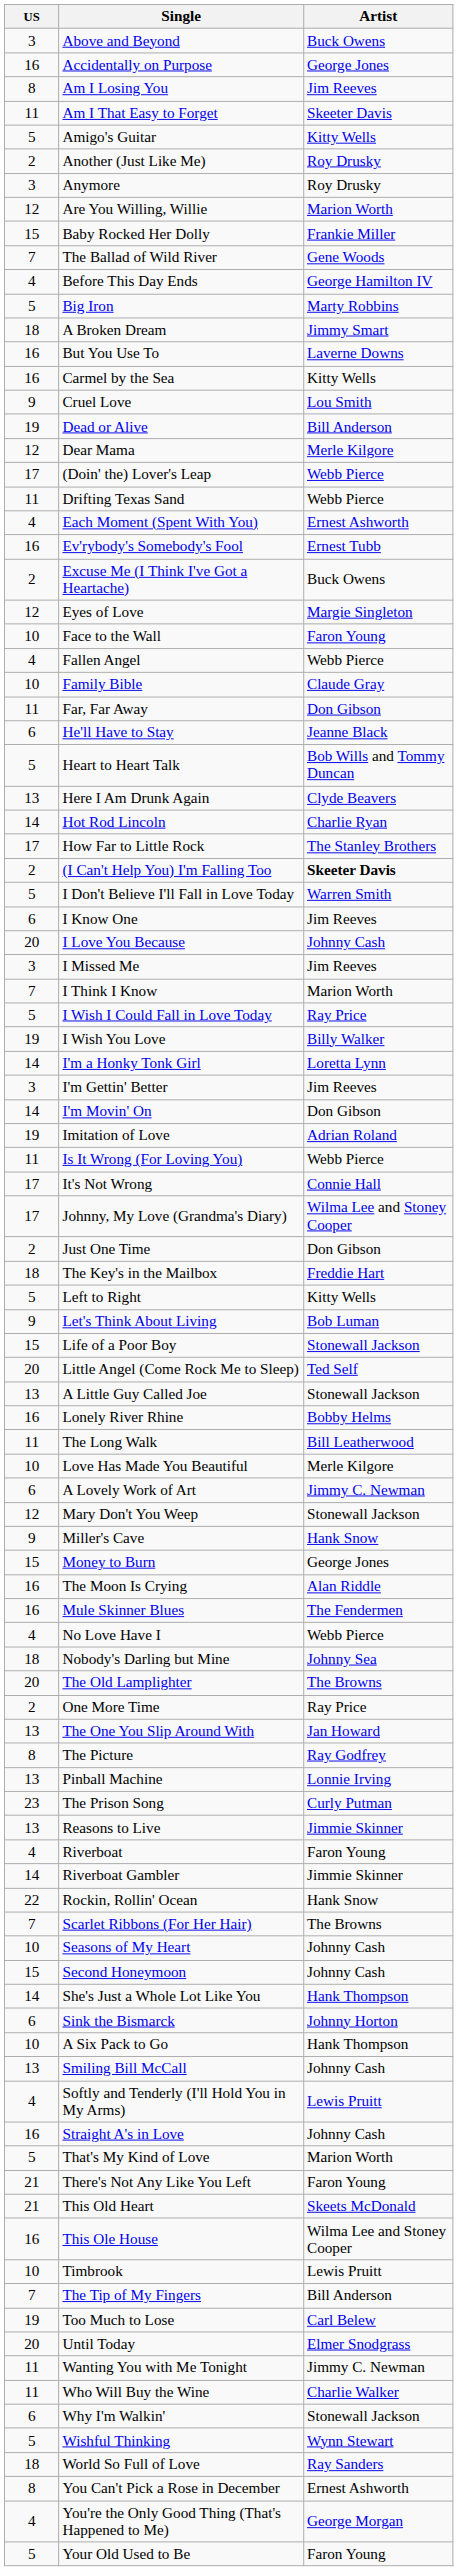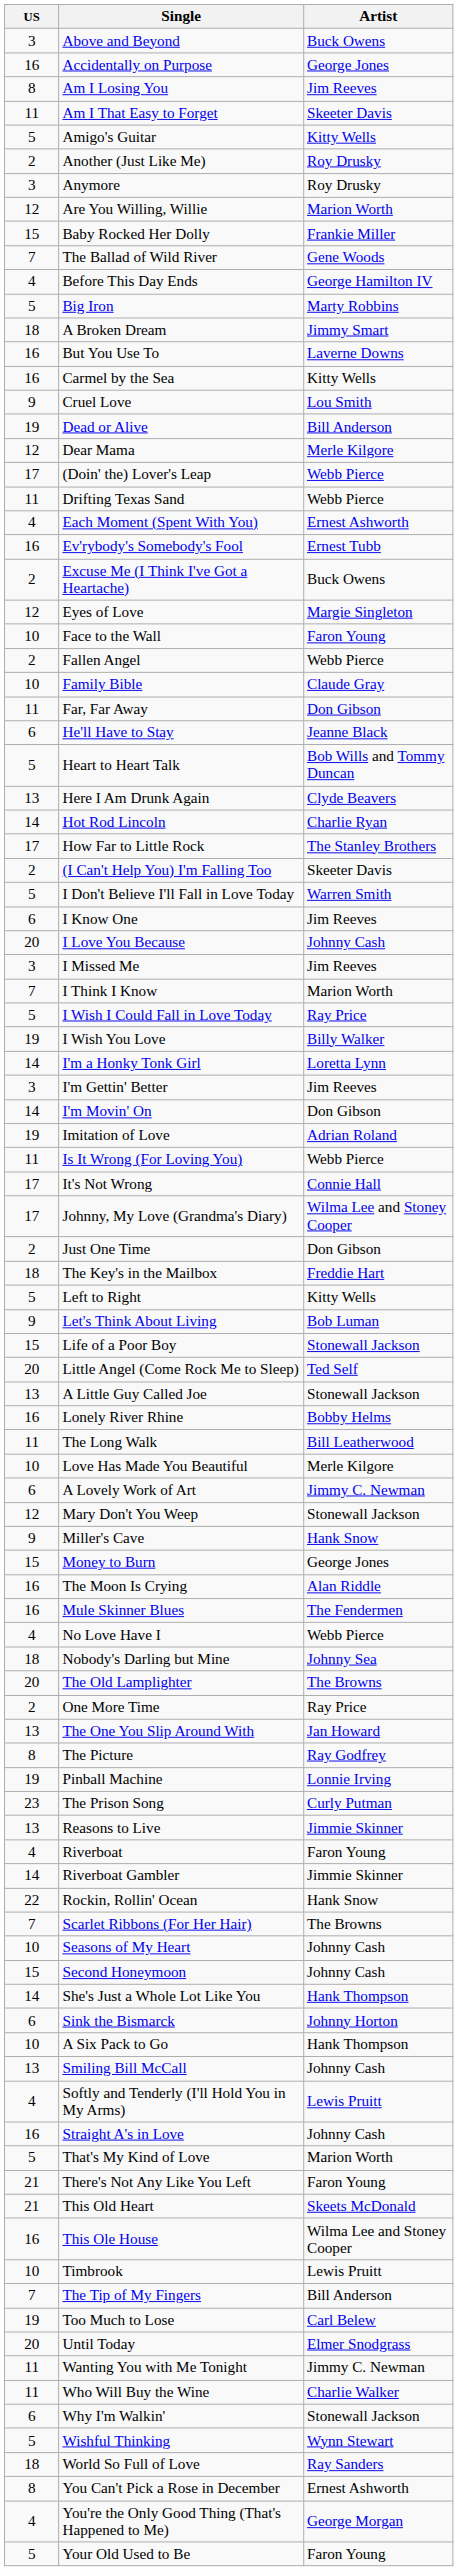(32, 660) 4 -> (32, 660) 2
(351, 870) bold -> (349, 870) normal
(32, 1779) 13 -> (32, 1779) 19
